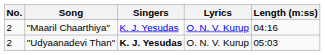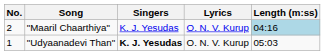(266, 28) no background -> (266, 28) lightblue background
(9, 43) 2 -> (9, 43) 1
